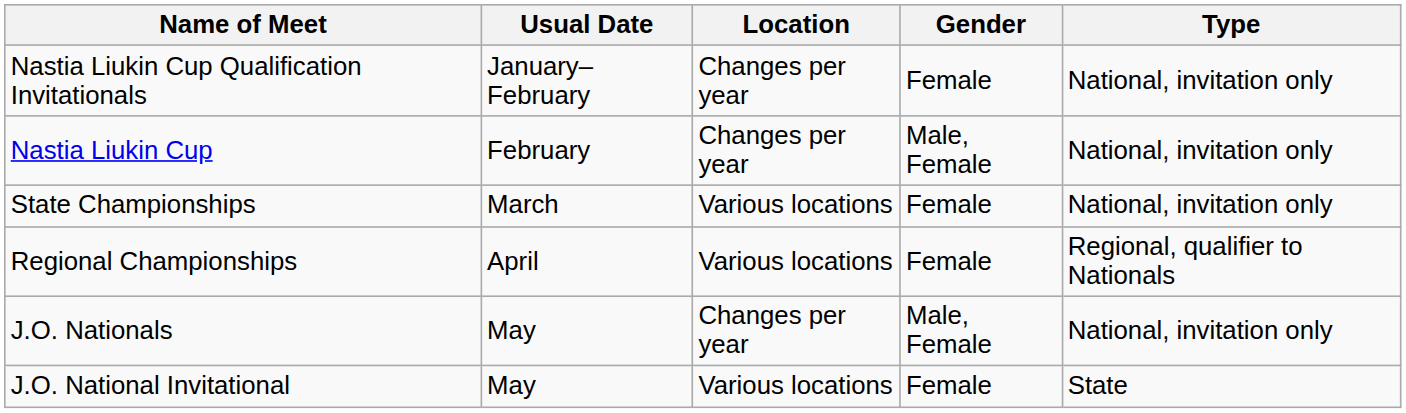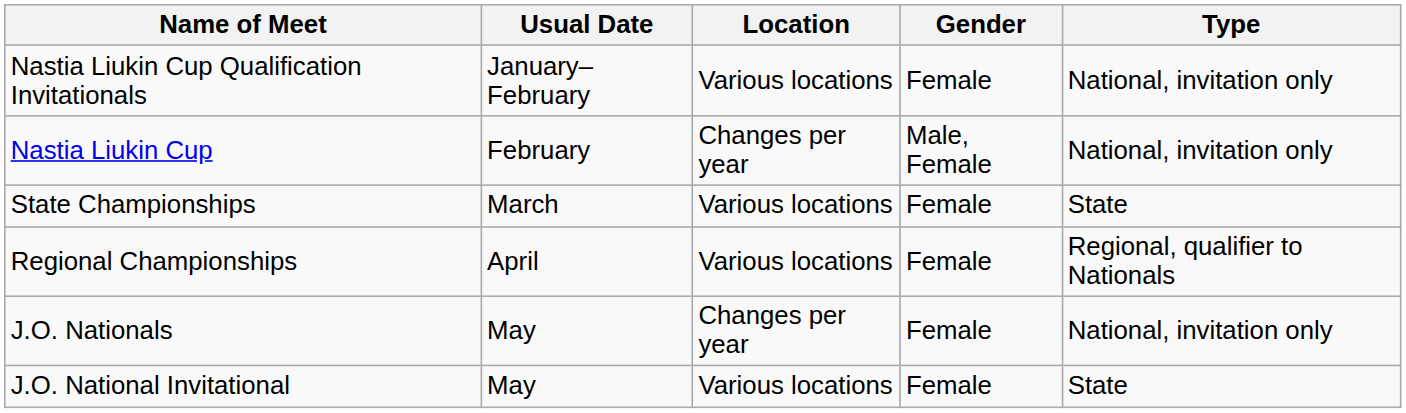(772, 80) Changes per year -> (796, 80) Various locations
(1200, 205) National, invitation only -> (1098, 205) State
(949, 330) Male, Female -> (949, 330) Female
